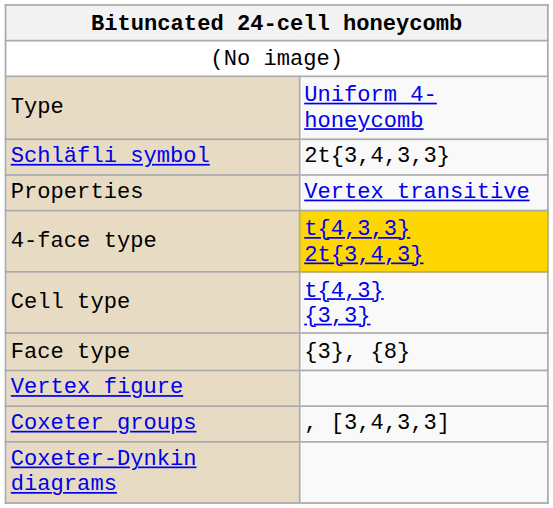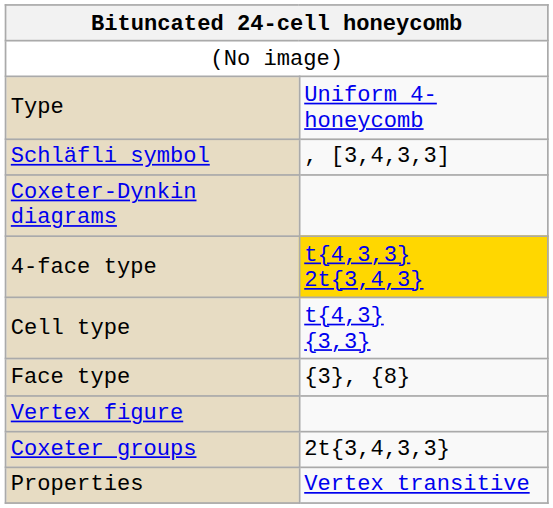(377, 157) 2t{3,4,3,3} -> (377, 157) , [3,4,3,3]
rows swapped: (104, 472) <-> (77, 193)
(377, 424) , [3,4,3,3] -> (377, 449) 2t{3,4,3,3}
